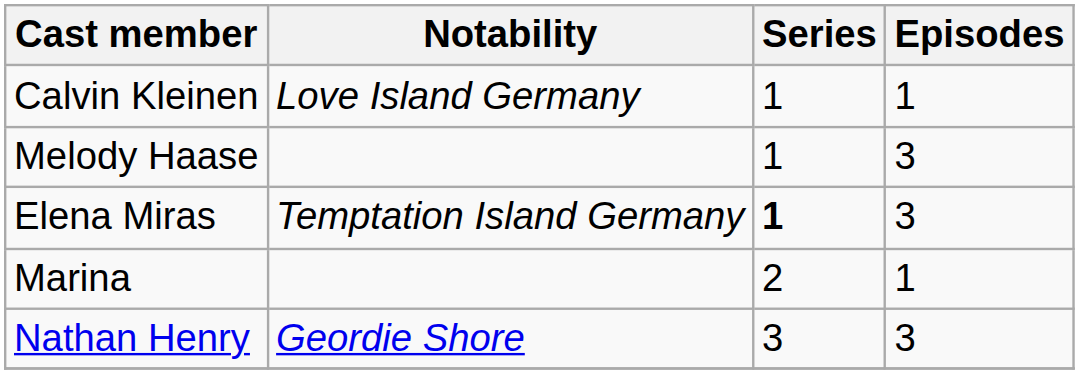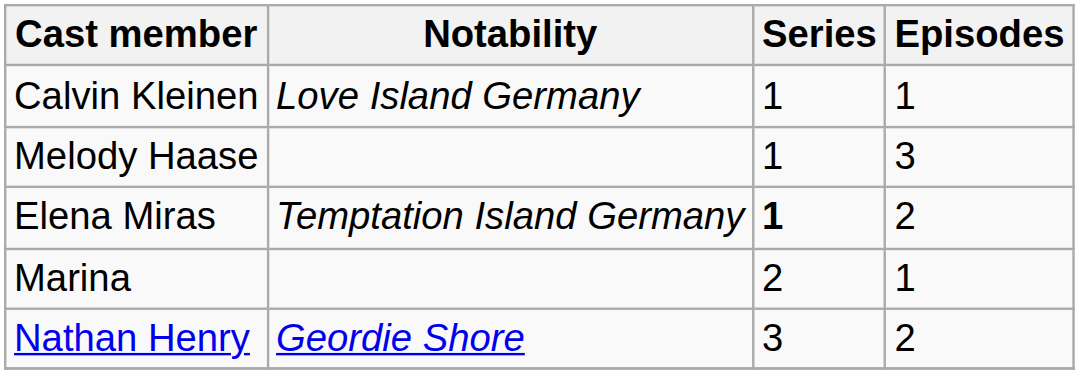(905, 216) 3 -> (905, 216) 2
(905, 338) 3 -> (905, 338) 2
